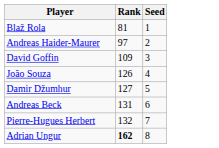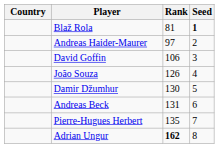+ column: (28, 12)
(148, 27) normal -> (195, 27) bold
(125, 58) 109 -> (172, 58) 106
(125, 89) 127 -> (172, 89) 130
(125, 120) 132 -> (172, 120) 135
